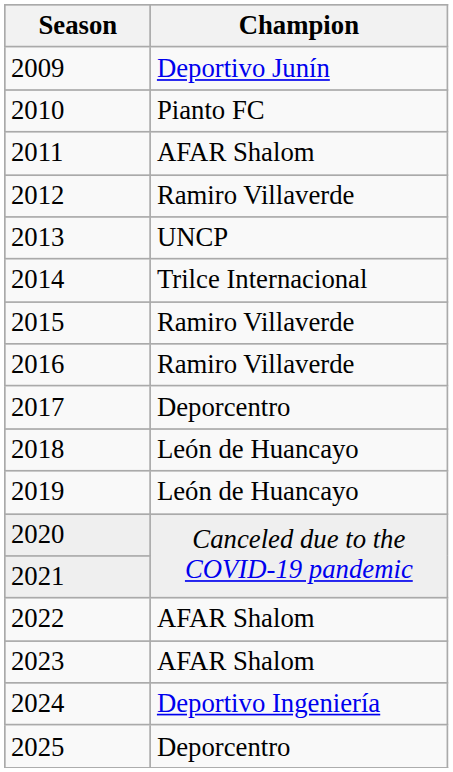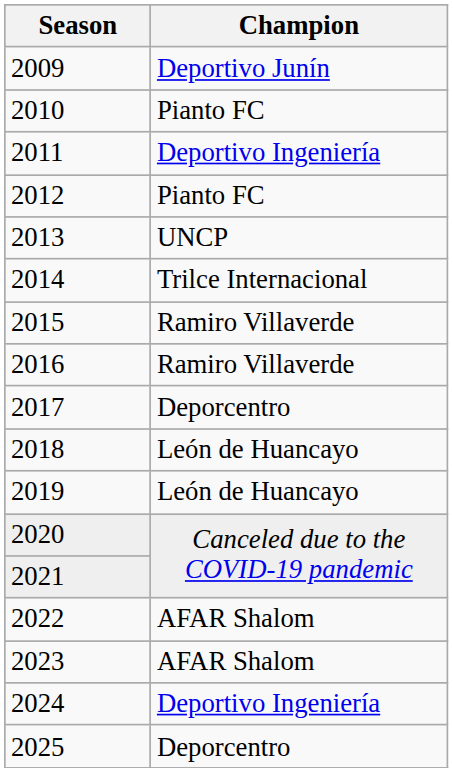(236, 152) AFAR Shalom -> (269, 152) Deportivo Ingeniería
(256, 195) Ramiro Villaverde -> (211, 195) Pianto FC
